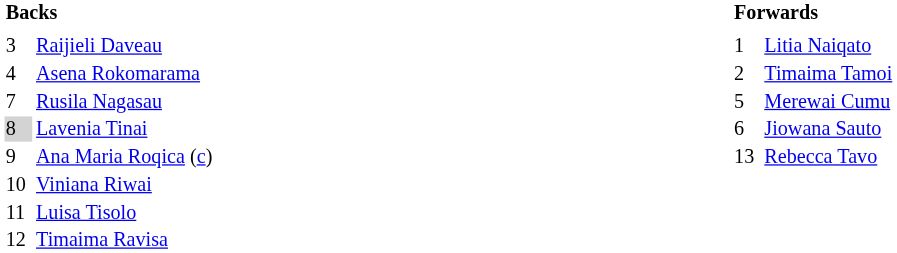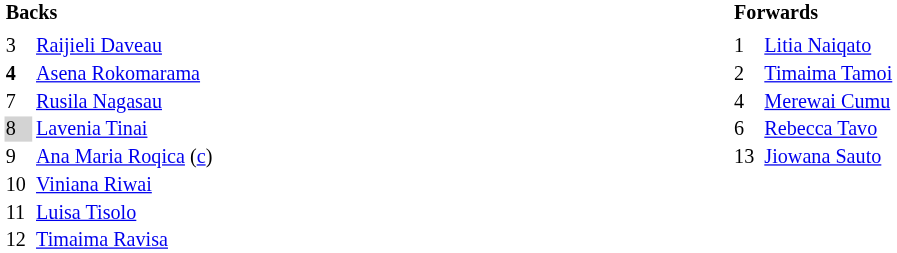(11, 73) normal -> (11, 73) bold
(739, 101) 5 -> (739, 101) 4
(823, 128) Jiowana Sauto -> (821, 128) Rebecca Tavo
(821, 156) Rebecca Tavo -> (823, 156) Jiowana Sauto
